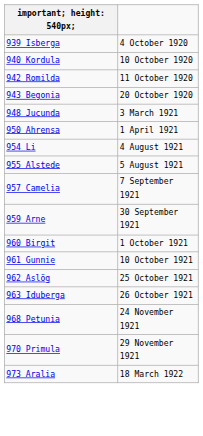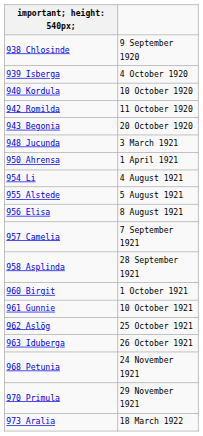+ row: (38, 50)
+ row: (28, 212)
+ row: (36, 267)
- row: (26, 219)
